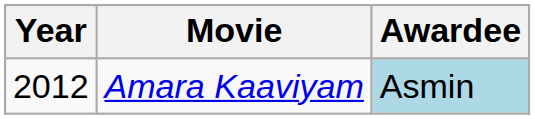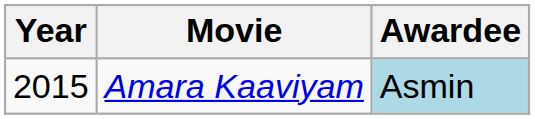(51, 85) 2012 -> (51, 85) 2015
